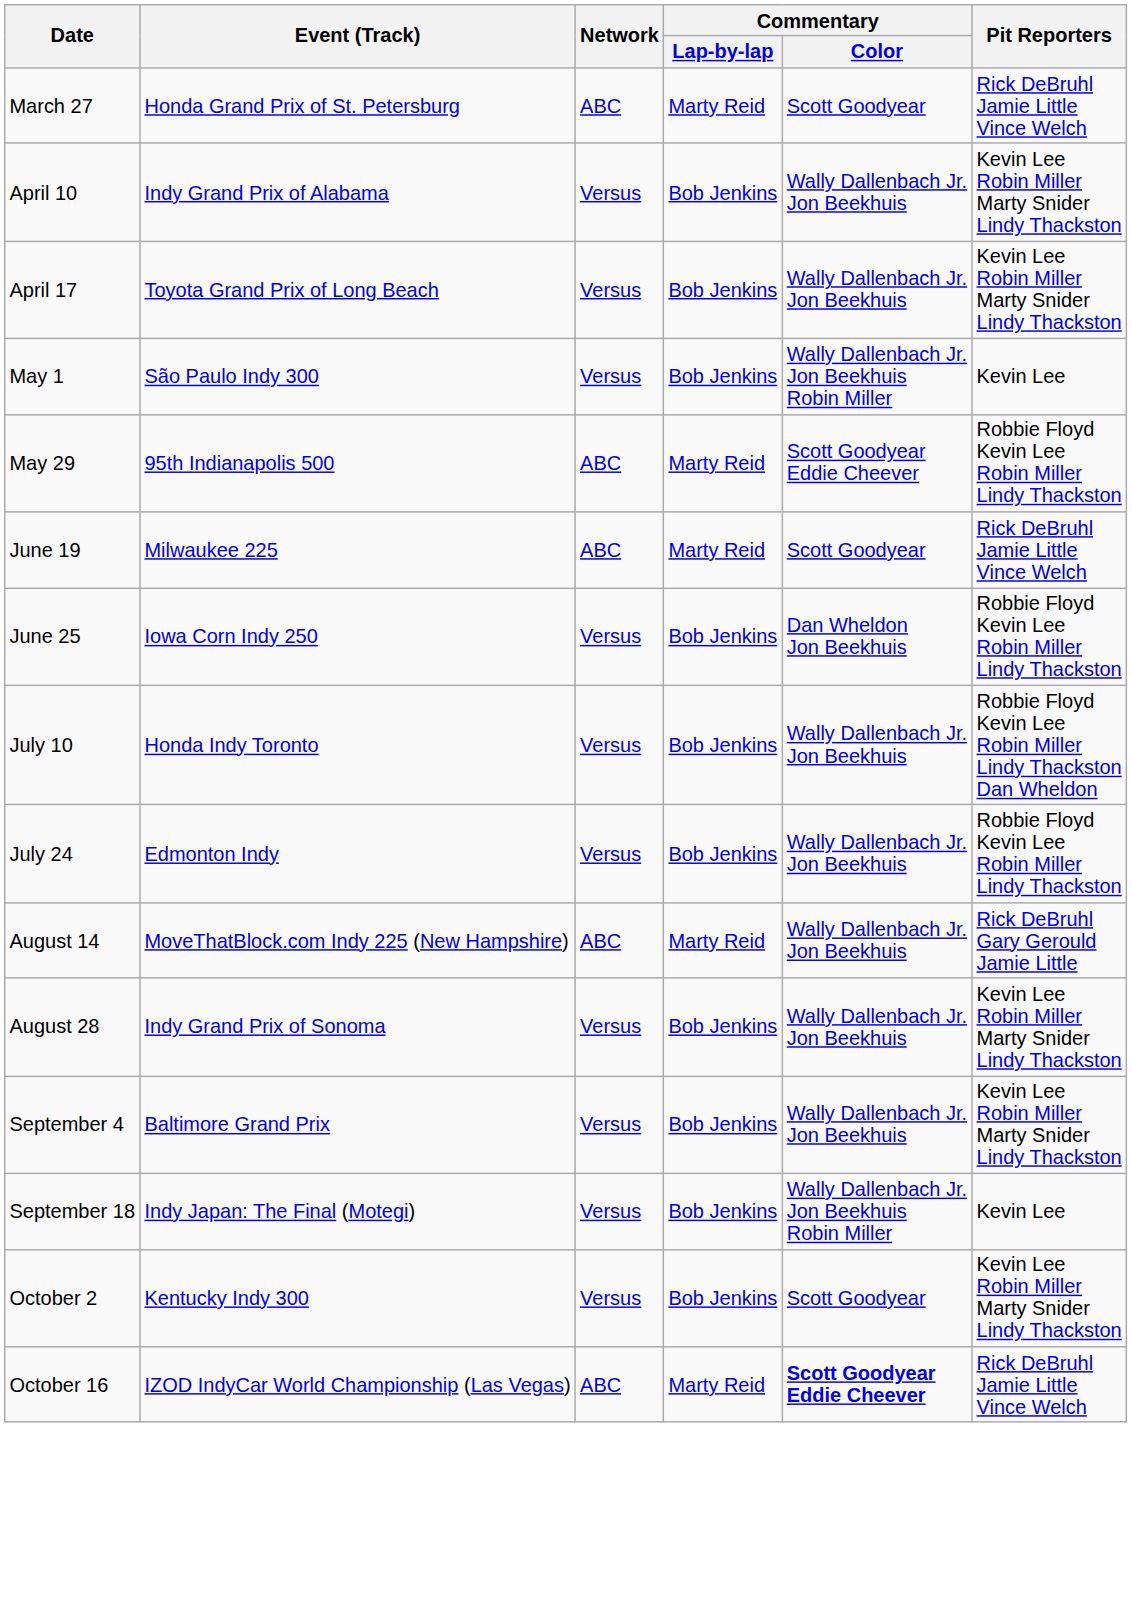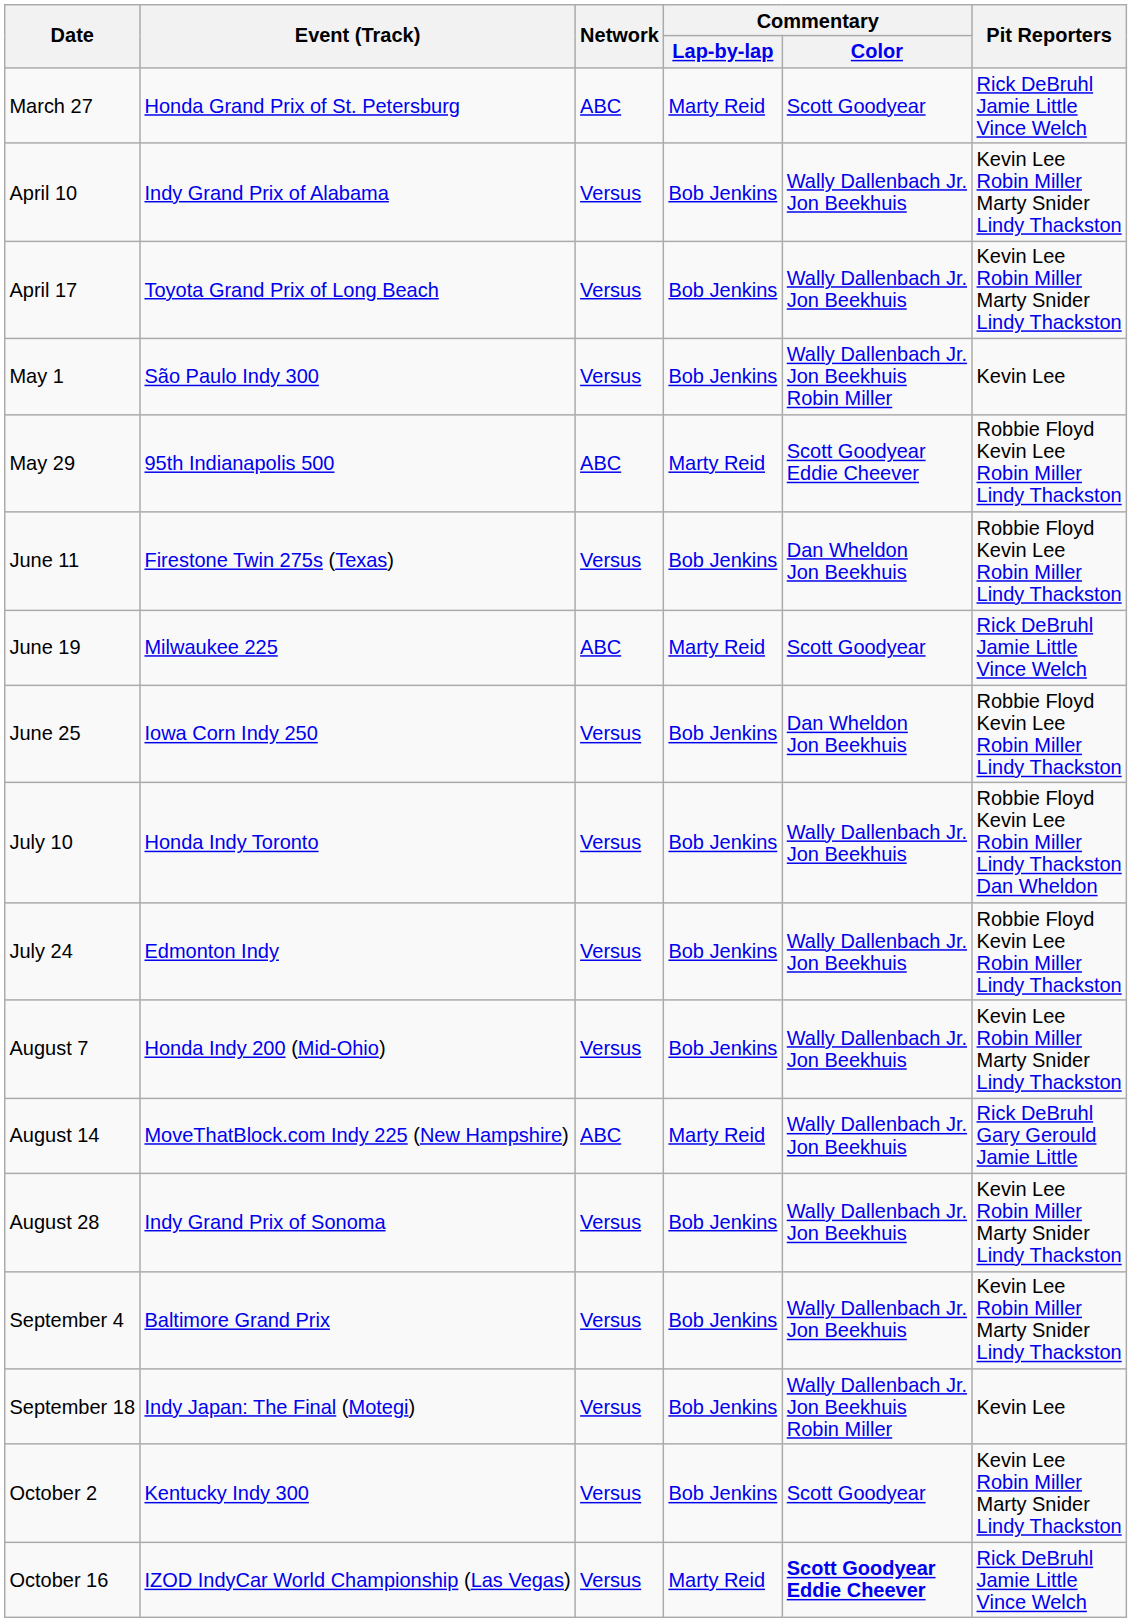+ row: (44, 560)
+ row: (49, 1049)
(601, 1384) ABC -> (611, 1580) Versus
